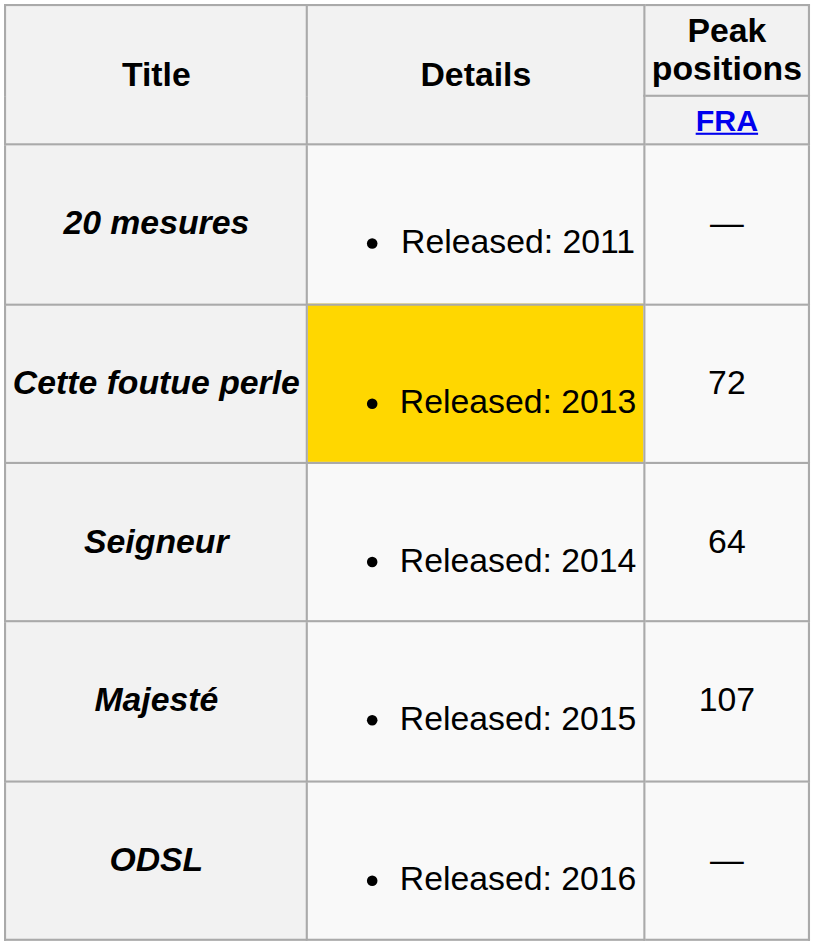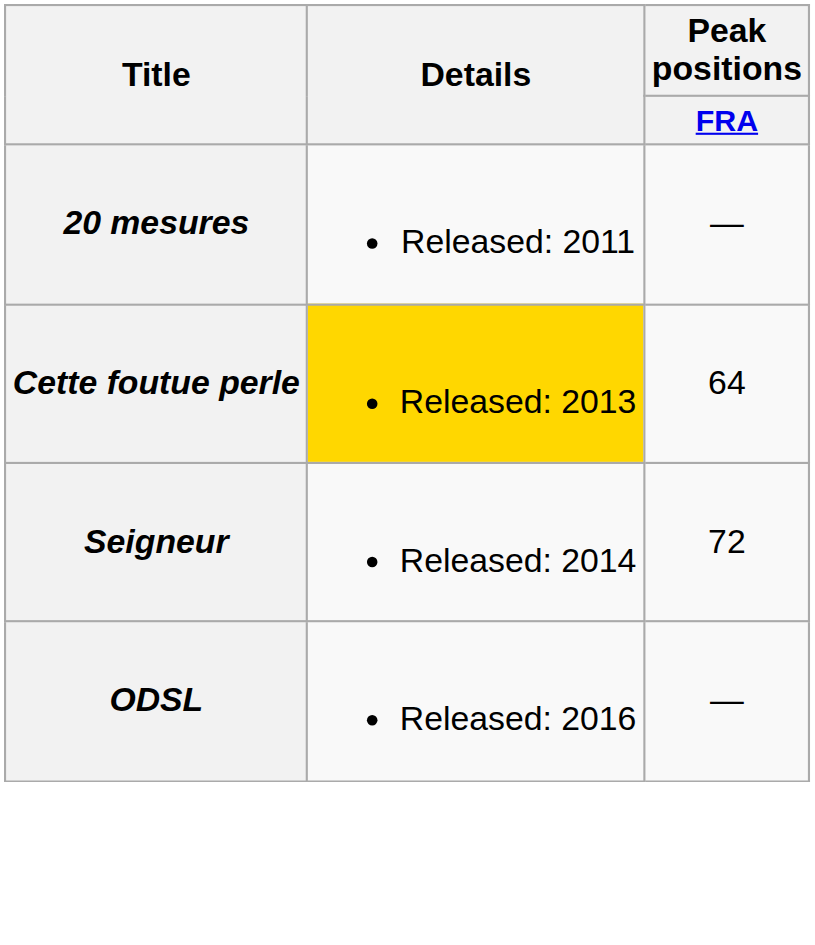(727, 382) 72 -> (727, 382) 64
(727, 541) 64 -> (727, 541) 72
- row: (156, 700)
